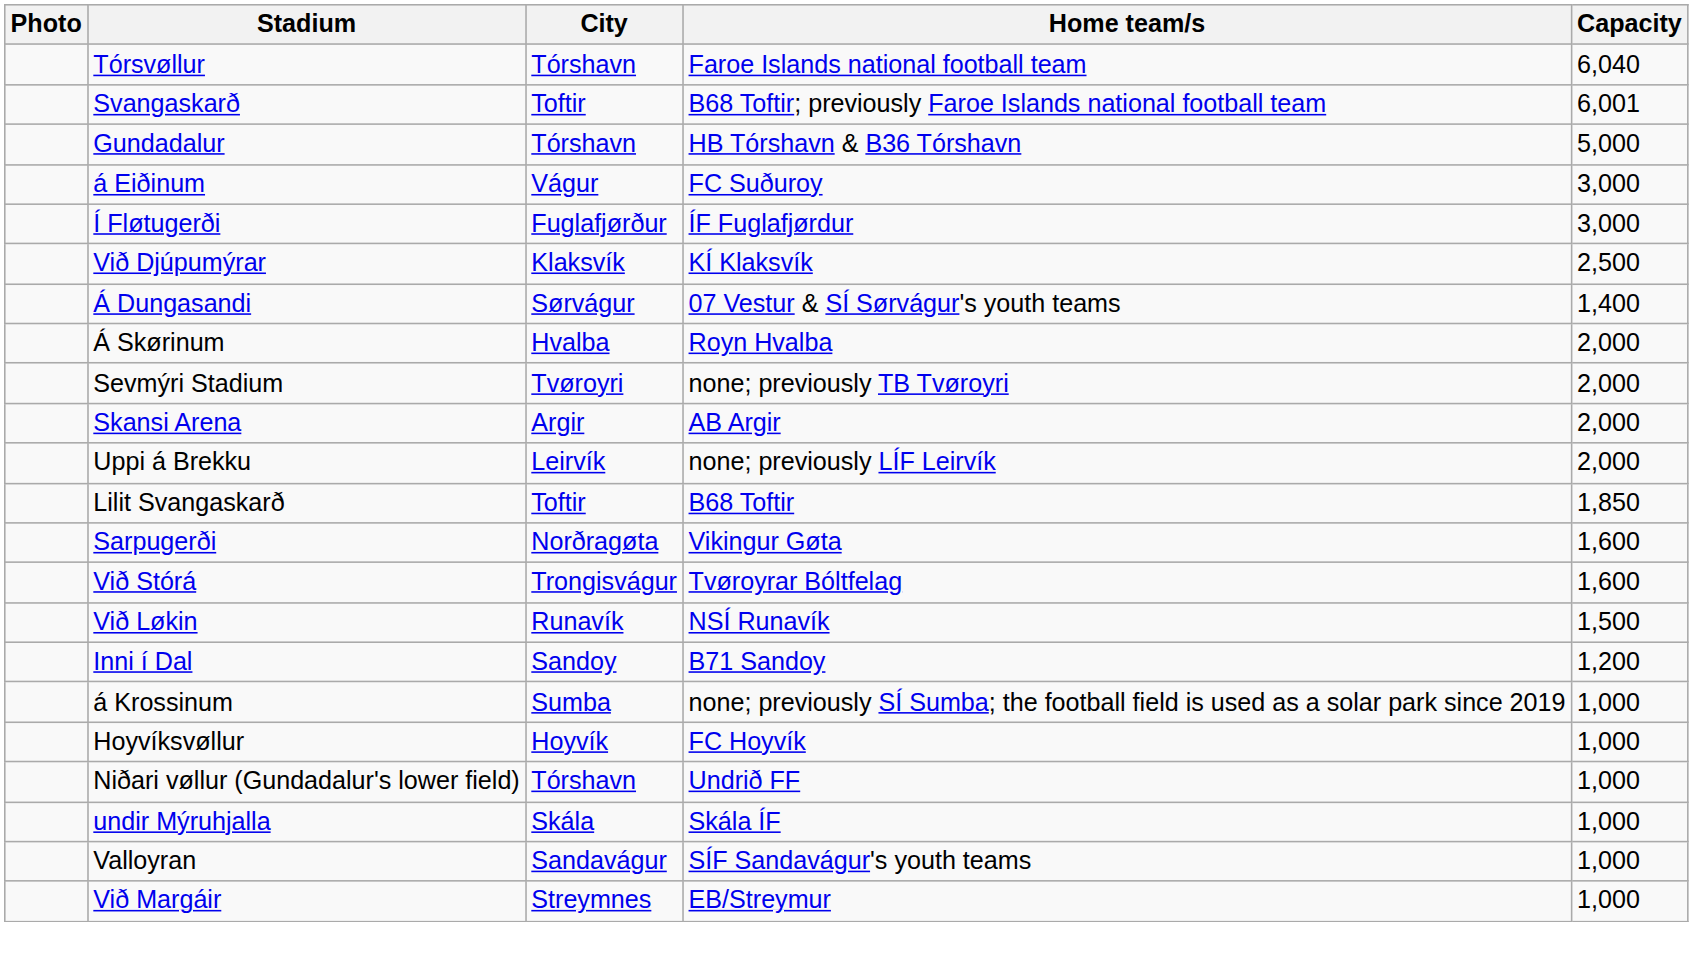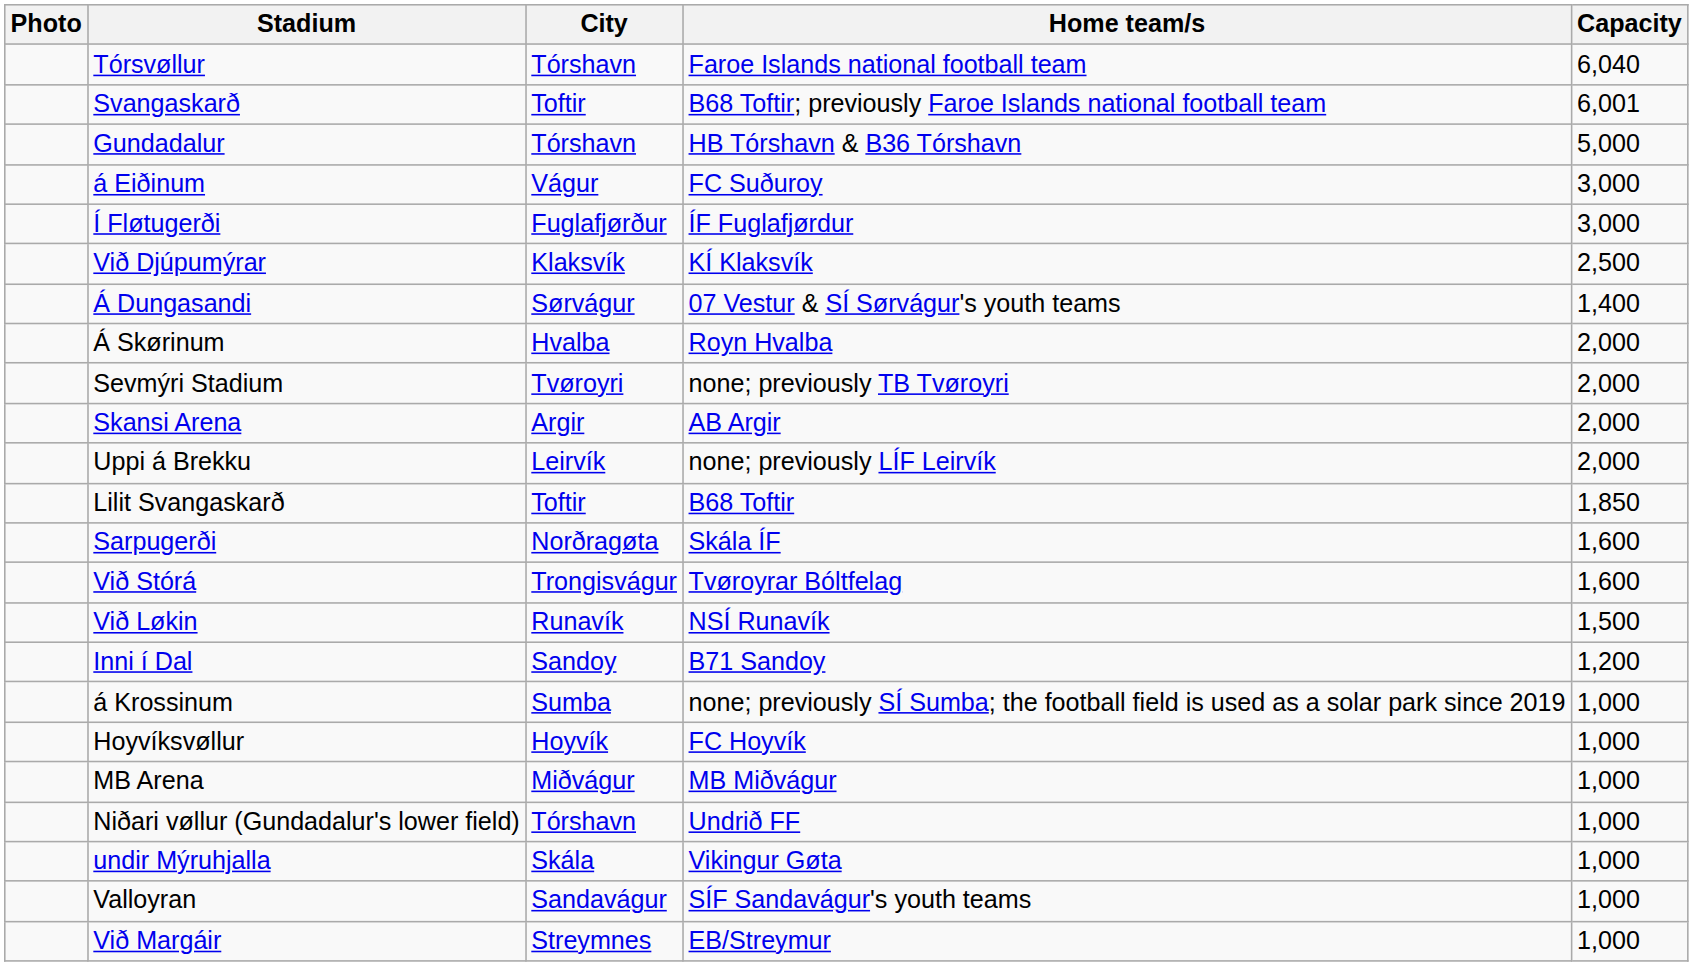(765, 542) Vikingur Gøta -> (735, 542) Skála ÍF
+ row: (148, 781)
(735, 821) Skála ÍF -> (765, 861) Vikingur Gøta
